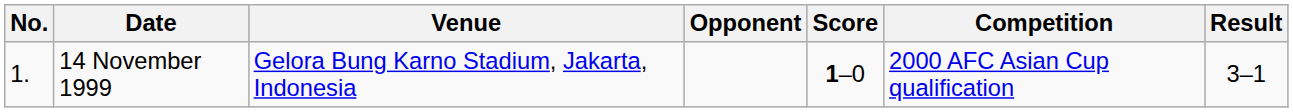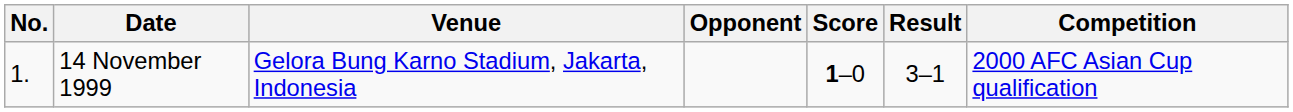columns swapped: (1246, 23) <-> (1044, 23)
